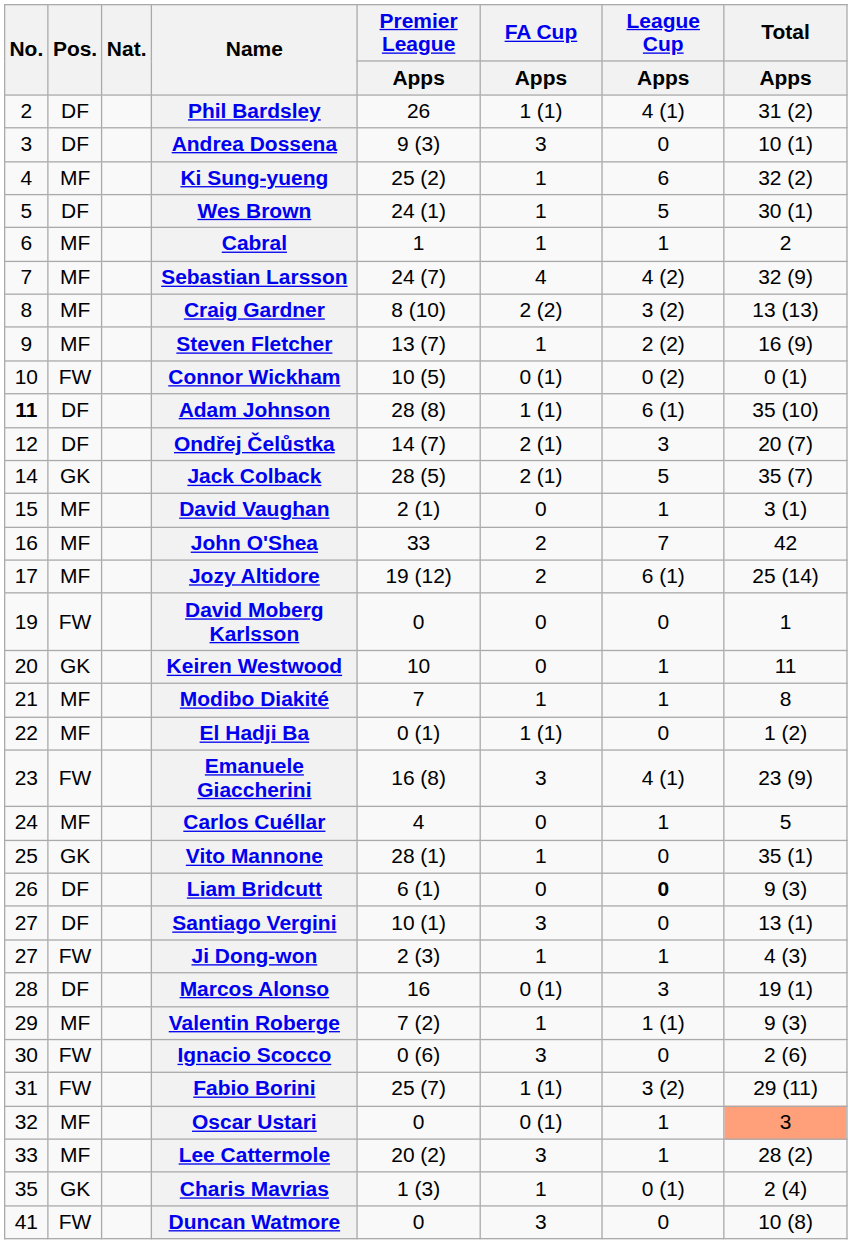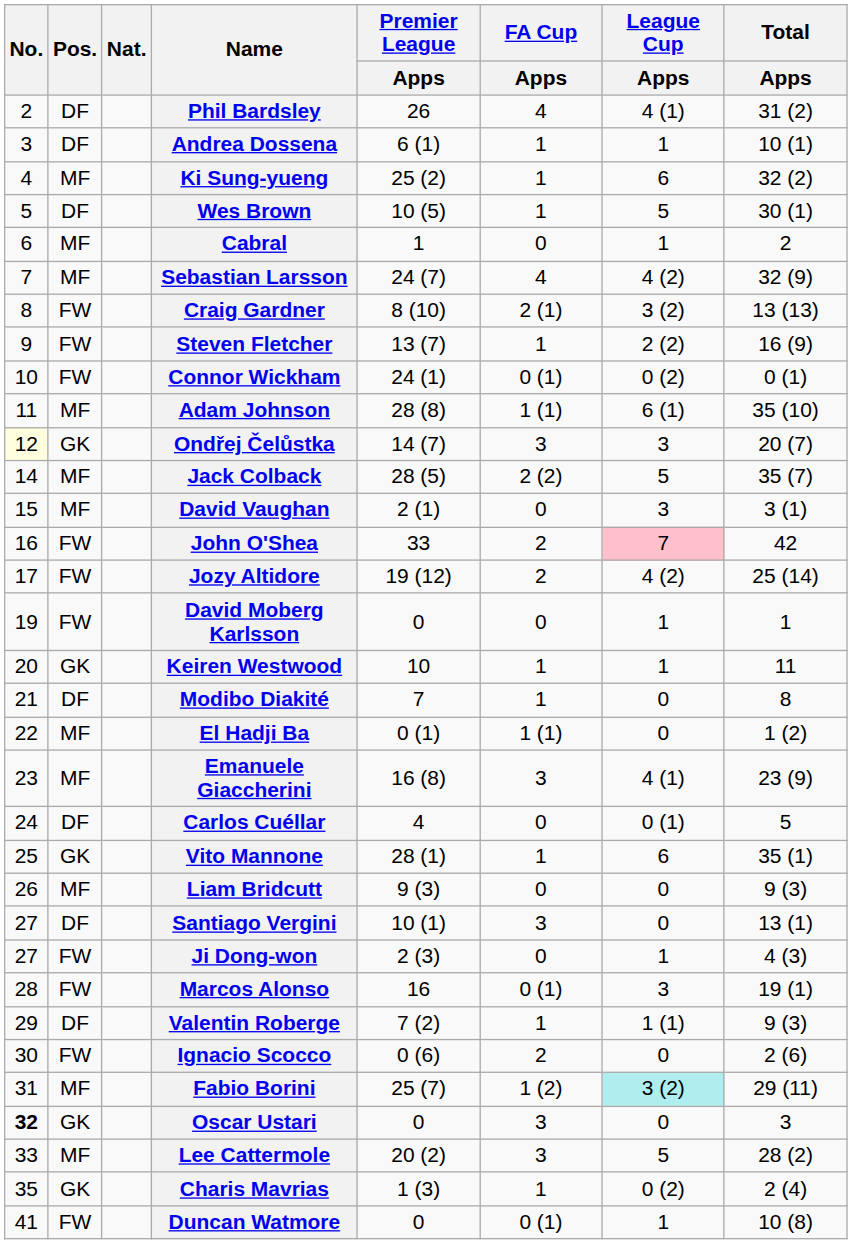(541, 111) 1 (1) -> (541, 111) 4
(419, 144) 9 (3) -> (419, 144) 6 (1)
(541, 144) 3 -> (541, 144) 1
(663, 144) 0 -> (663, 144) 1
(419, 210) 24 (1) -> (419, 210) 10 (5)
(541, 244) 1 -> (541, 244) 0
(75, 310) MF -> (75, 310) FW
(541, 310) 2 (2) -> (541, 310) 2 (1)
(75, 343) MF -> (75, 343) FW
(419, 377) 10 (5) -> (419, 377) 24 (1)
(26, 410) bold -> (26, 410) normal
(75, 410) DF -> (75, 410) MF
(26, 443) no background -> (26, 443) lightyellow background
(75, 443) DF -> (75, 443) GK
(541, 443) 2 (1) -> (541, 443) 3
(75, 476) GK -> (75, 476) MF
(541, 476) 2 (1) -> (541, 476) 2 (2)
(663, 510) 1 -> (663, 510) 3
(75, 543) MF -> (75, 543) FW
(663, 543) no background -> (663, 543) pink background
(75, 576) MF -> (75, 576) FW
(663, 576) 6 (1) -> (663, 576) 4 (2)
(663, 621) 0 -> (663, 621) 1
(541, 666) 0 -> (541, 666) 1
(75, 699) MF -> (75, 699) DF
(663, 699) 1 -> (663, 699) 0
(75, 778) FW -> (75, 778) MF
(75, 823) MF -> (75, 823) DF
(663, 823) 1 -> (663, 823) 0 (1)
(663, 856) 0 -> (663, 856) 6
(75, 889) DF -> (75, 889) MF
(419, 889) 6 (1) -> (419, 889) 9 (3)
(663, 889) bold -> (663, 889) normal
(541, 956) 1 -> (541, 956) 0
(75, 989) DF -> (75, 989) FW
(75, 1022) MF -> (75, 1022) DF
(541, 1055) 3 -> (541, 1055) 2
(75, 1089) FW -> (75, 1089) MF
(541, 1089) 1 (1) -> (541, 1089) 1 (2)
(663, 1089) no background -> (663, 1089) paleturquoise background
(26, 1122) normal -> (26, 1122) bold
(75, 1122) MF -> (75, 1122) GK
(541, 1122) 0 (1) -> (541, 1122) 3
(663, 1122) 1 -> (663, 1122) 0
(786, 1122) lightsalmon background -> (786, 1122) no background
(663, 1155) 1 -> (663, 1155) 5
(663, 1188) 0 (1) -> (663, 1188) 0 (2)
(541, 1222) 3 -> (541, 1222) 0 (1)
(663, 1222) 0 -> (663, 1222) 1
